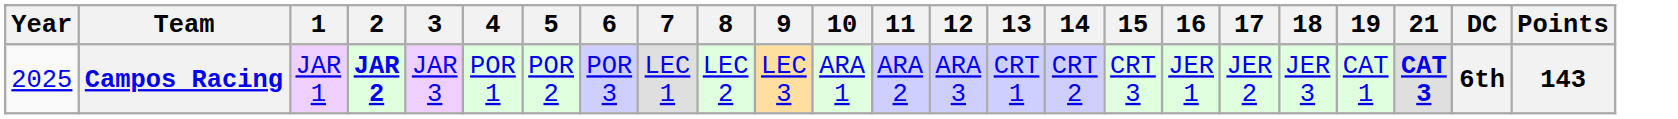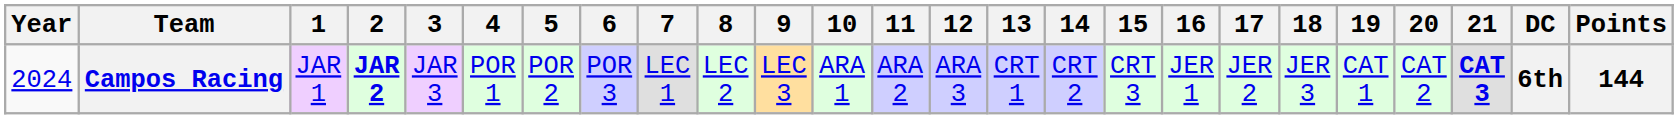+ column: (1424, 25)
(42, 79) 2025 -> (42, 79) 2024
(1563, 79) 143 -> (1621, 79) 144
